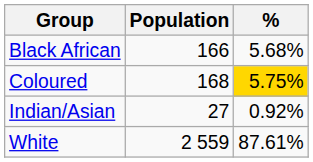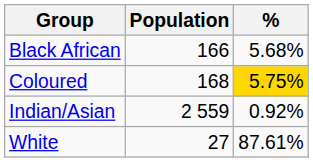(219, 112) 27 -> (205, 112) 2 559
(205, 142) 2 559 -> (219, 142) 27
